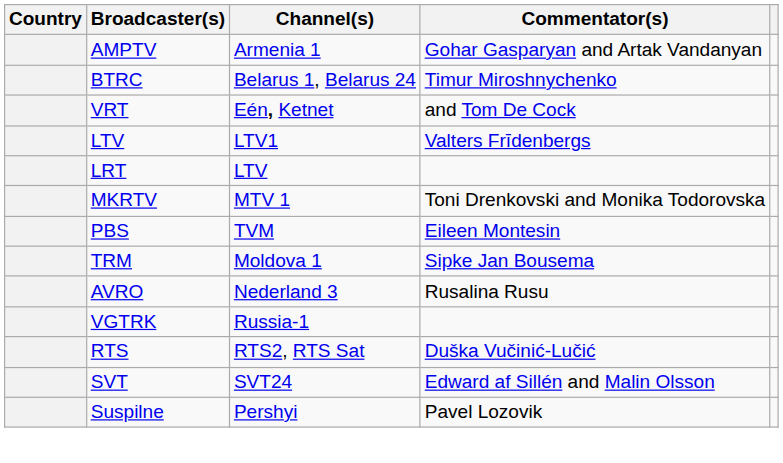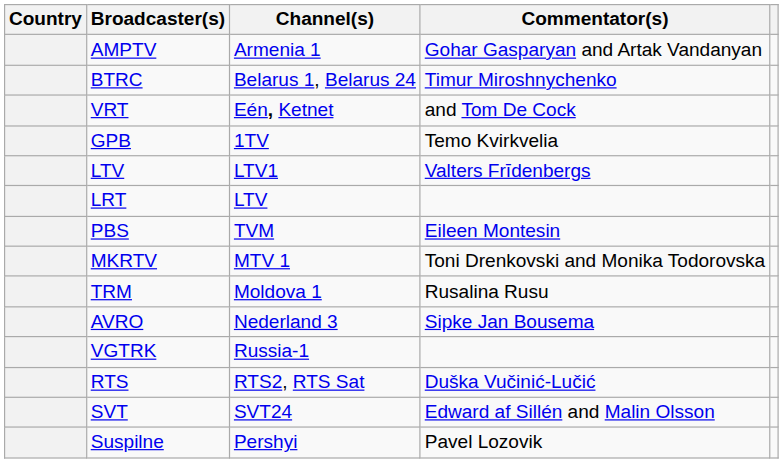+ row: (111, 140)
rows swapped: (124, 200) <-> (110, 230)
(509, 261) Sipke Jan Bousema -> (487, 291) Rusalina Rusu
(487, 291) Rusalina Rusu -> (509, 321) Sipke Jan Bousema
